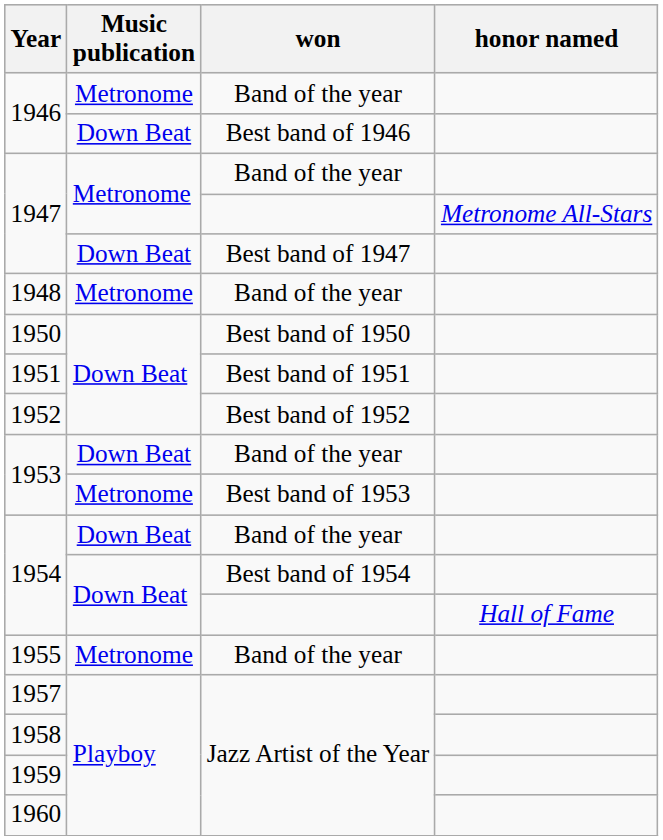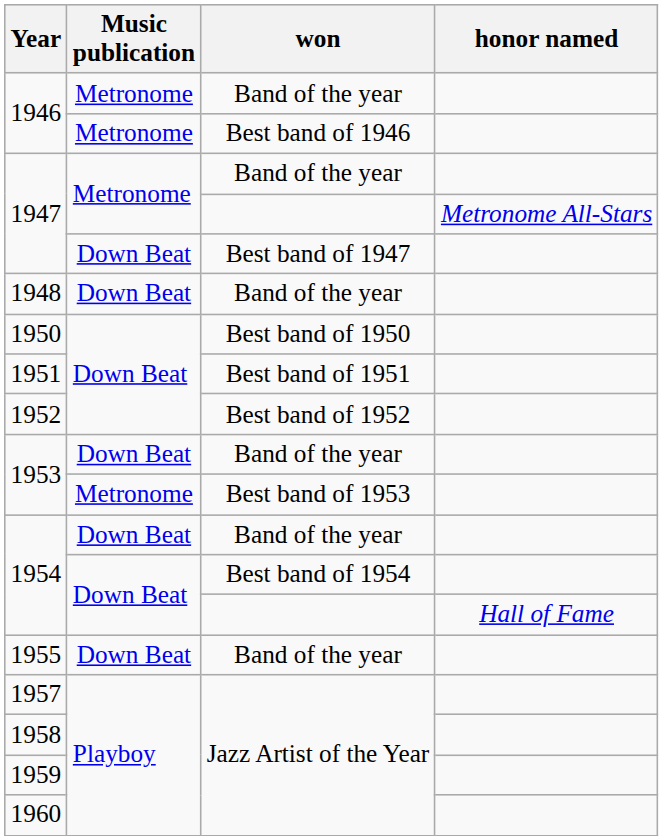(134, 133) Down Beat -> (134, 133) Metronome
(134, 293) Metronome -> (134, 293) Down Beat
(134, 654) Metronome -> (134, 654) Down Beat
